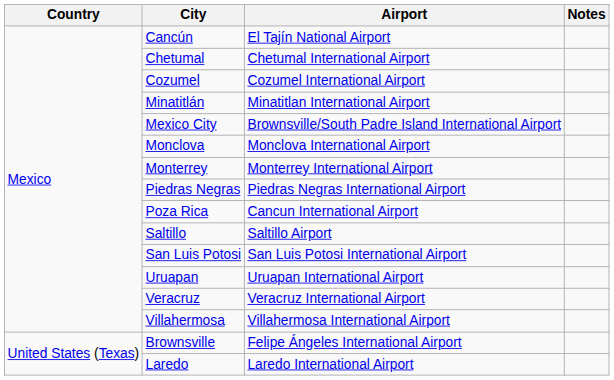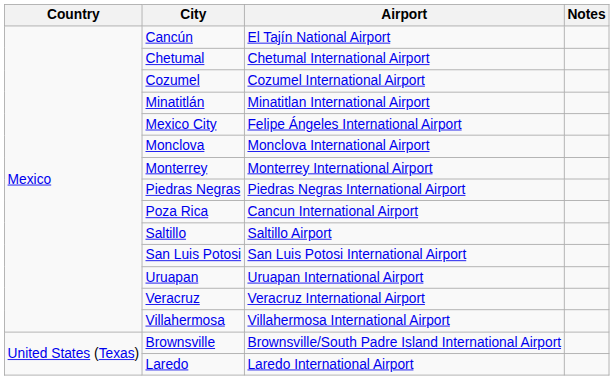(404, 124) Brownsville/South Padre Island International Airport -> (355, 124) Felipe Ángeles International Airport
(355, 342) Felipe Ángeles International Airport -> (404, 342) Brownsville/South Padre Island International Airport
